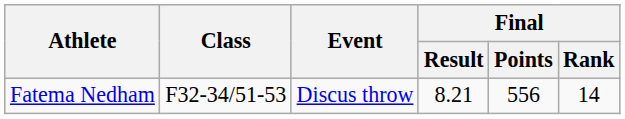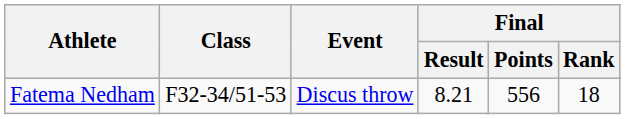(589, 95) 14 -> (589, 95) 18
